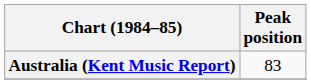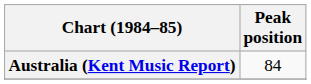(273, 65) 83 -> (273, 65) 84
